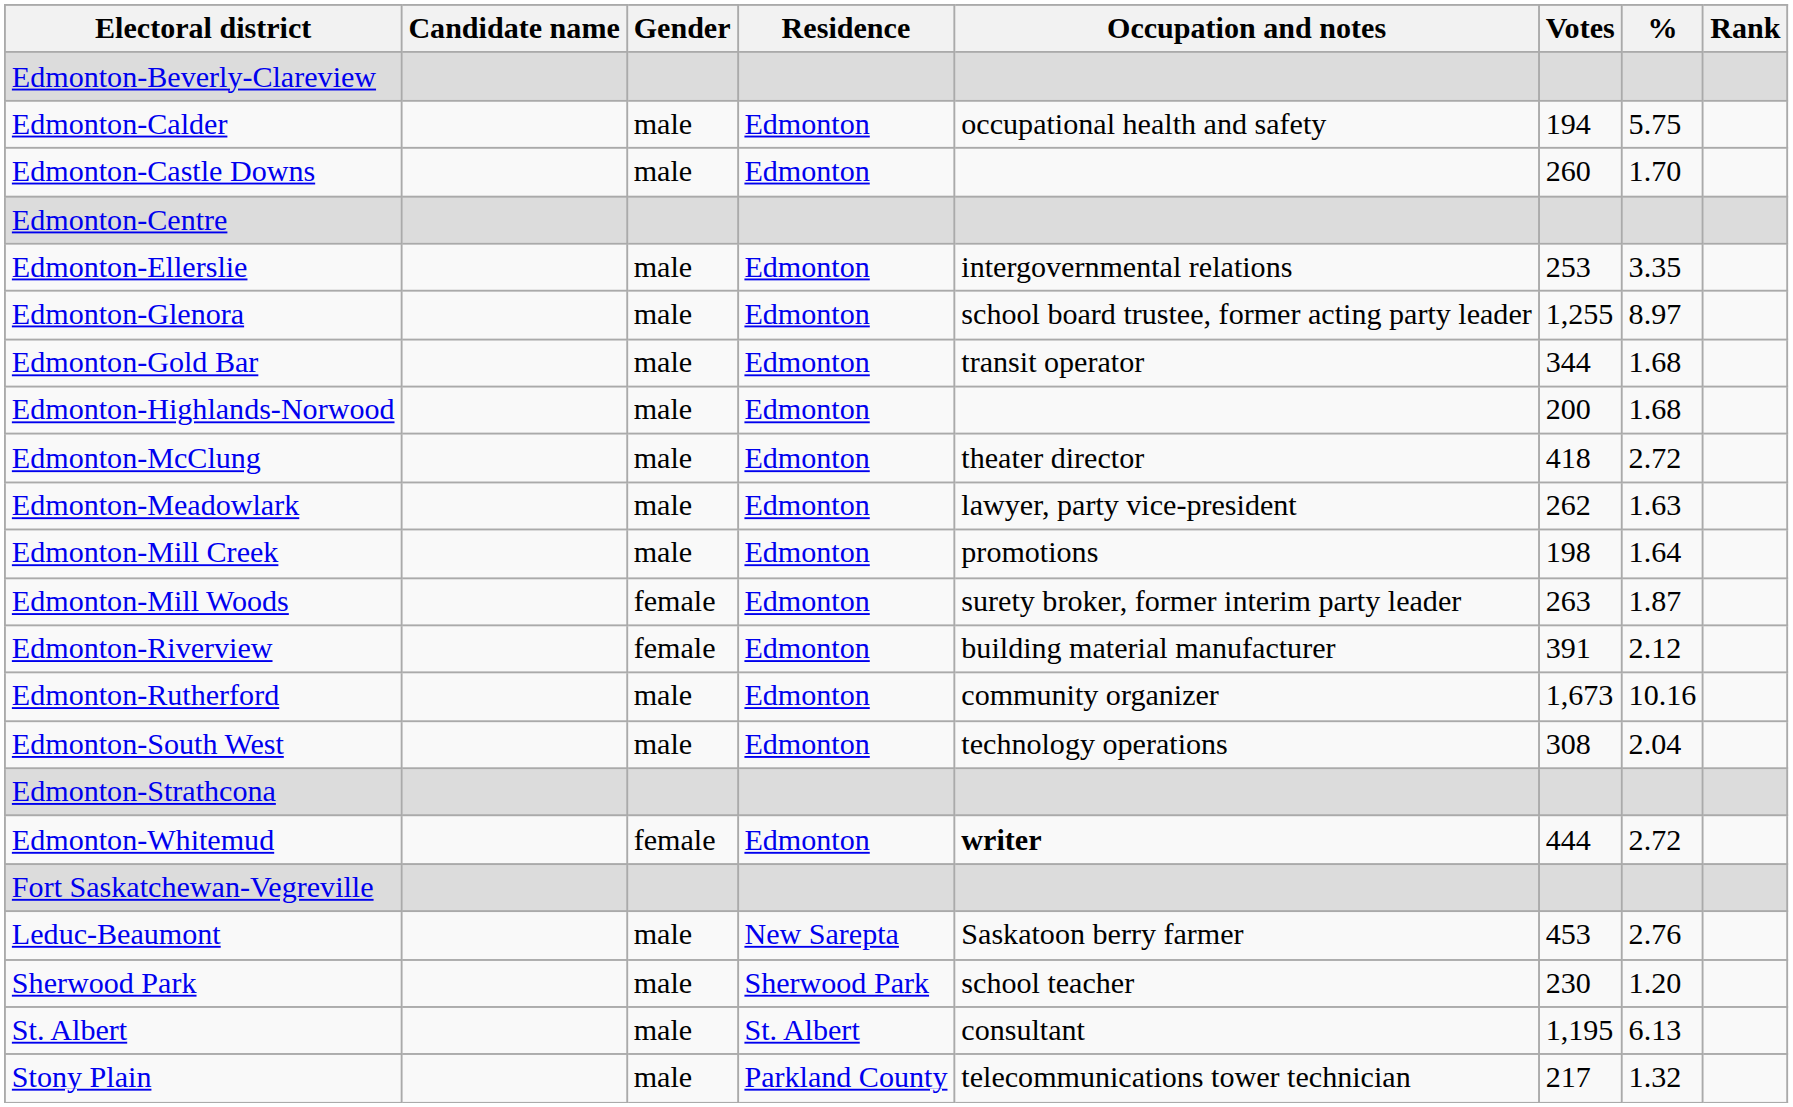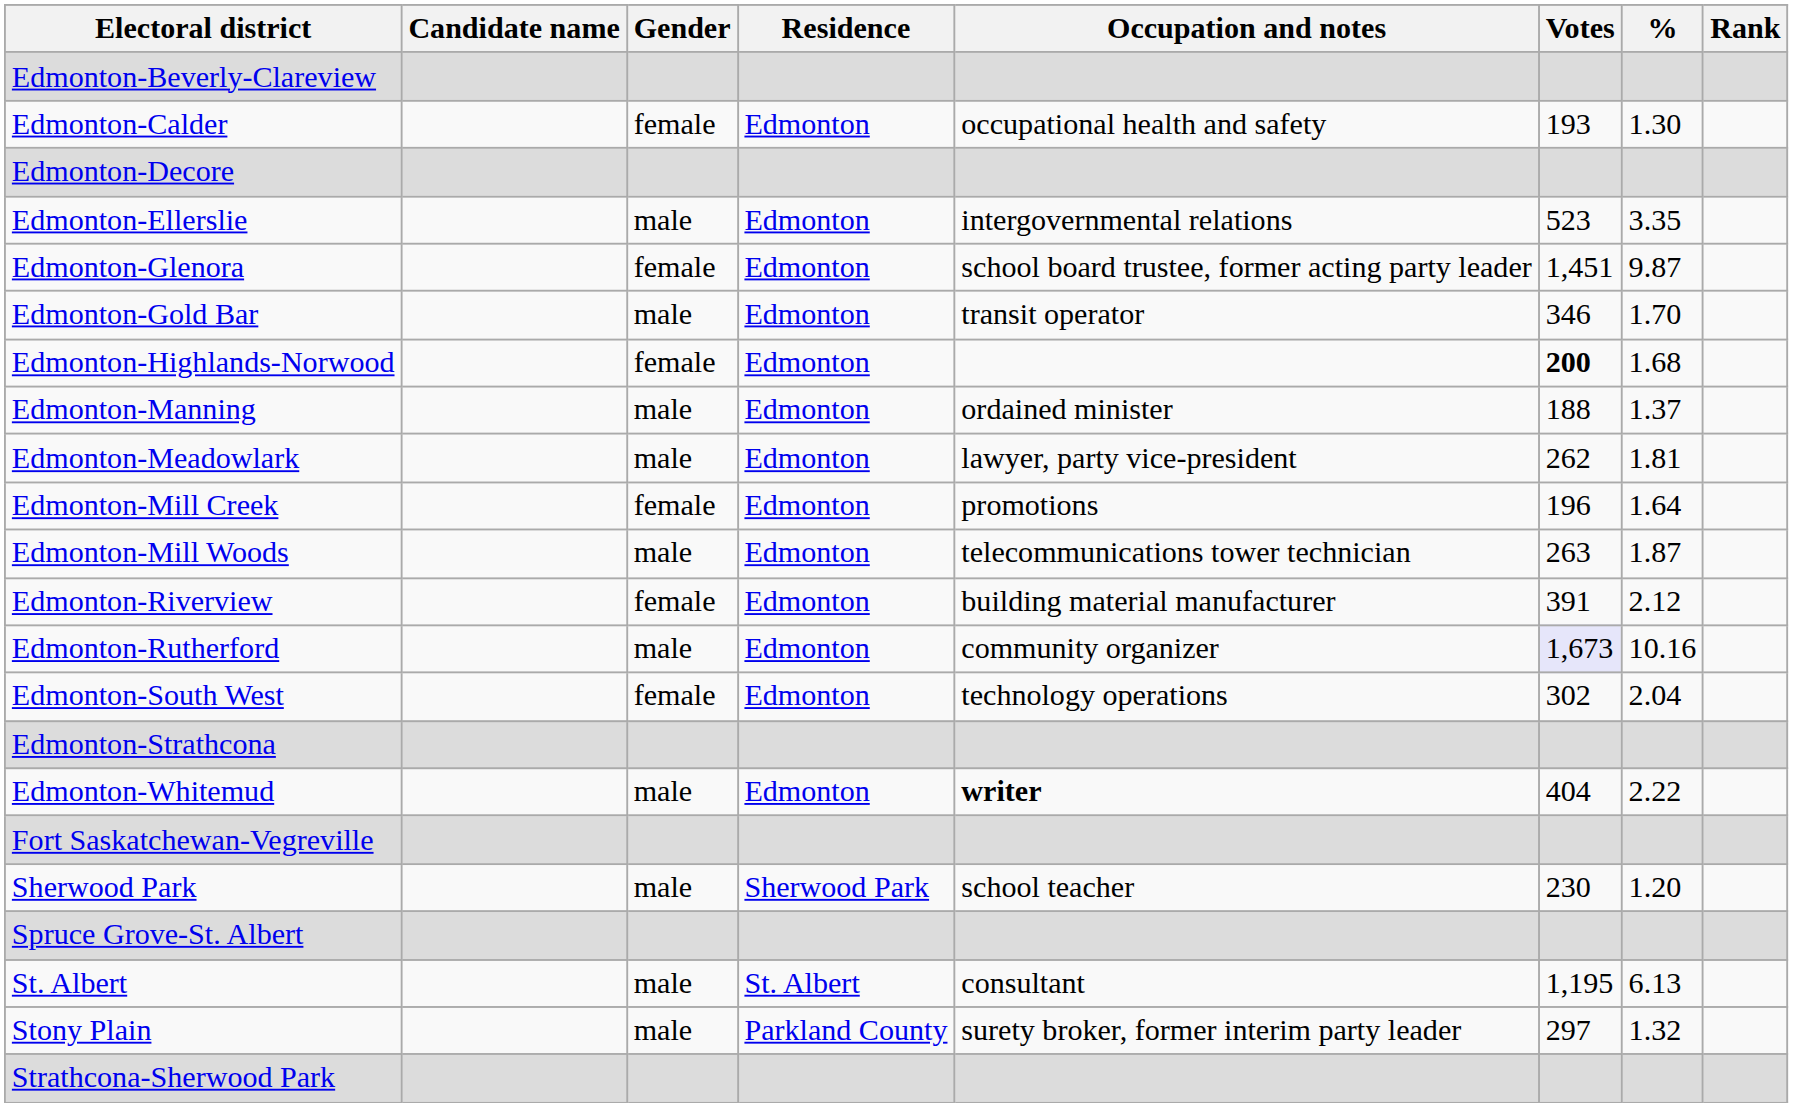(663, 123) male -> (675, 123) female
(1568, 123) 194 -> (1568, 123) 193
(1655, 123) 5.75 -> (1655, 123) 1.30
- row: (164, 171)
- row: (120, 219)
+ row: (123, 171)
(1568, 266) 253 -> (1568, 219) 523
(663, 314) male -> (675, 266) female
(1579, 314) 1,255 -> (1579, 266) 1,451
(1655, 314) 8.97 -> (1655, 266) 9.87
(1568, 362) 344 -> (1568, 314) 346
(1655, 362) 1.68 -> (1655, 314) 1.70
(663, 409) male -> (675, 362) female
(1568, 409) normal -> (1568, 362) bold
+ row: (134, 409)
- row: (136, 457)
(1655, 505) 1.63 -> (1655, 457) 1.81
(663, 553) male -> (675, 505) female
(1568, 553) 198 -> (1568, 505) 196
(675, 600) female -> (663, 553) male
(1211, 600) surety broker, former interim party leader -> (1186, 553) telecommunications tower technician
(1579, 696) no background -> (1579, 648) lavender background
(663, 743) male -> (675, 696) female
(1568, 743) 308 -> (1568, 696) 302
(675, 839) female -> (663, 791) male
(1568, 839) 444 -> (1568, 791) 404
(1655, 839) 2.72 -> (1655, 791) 2.22
- row: (116, 934)
+ row: (158, 934)
(1186, 1077) telecommunications tower technician -> (1211, 1030) surety broker, former interim party leader
(1568, 1077) 217 -> (1568, 1030) 297
+ row: (174, 1077)
